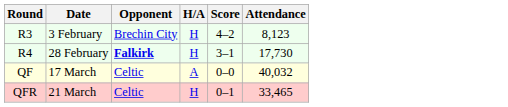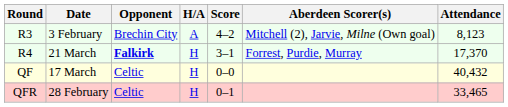+ column: (340, 14)
(194, 33) H -> (194, 33) A
(78, 53) 28 February -> (72, 53) 21 March
(276, 53) 17,730 -> (471, 53) 17,370
(194, 72) A -> (194, 72) H
(276, 72) 40,032 -> (471, 72) 40,432
(72, 92) 21 March -> (78, 92) 28 February
